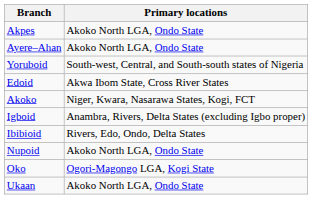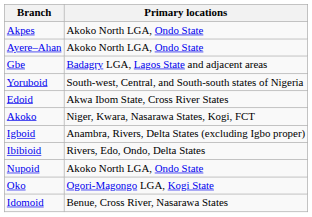+ row: (16, 64)
+ row: (25, 202)
- row: (21, 185)
